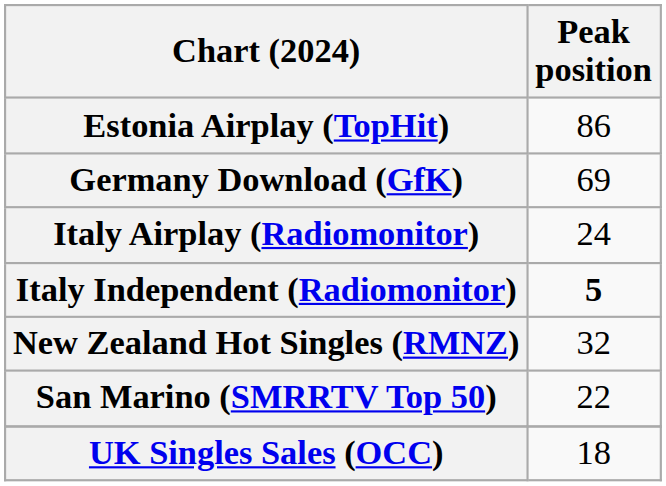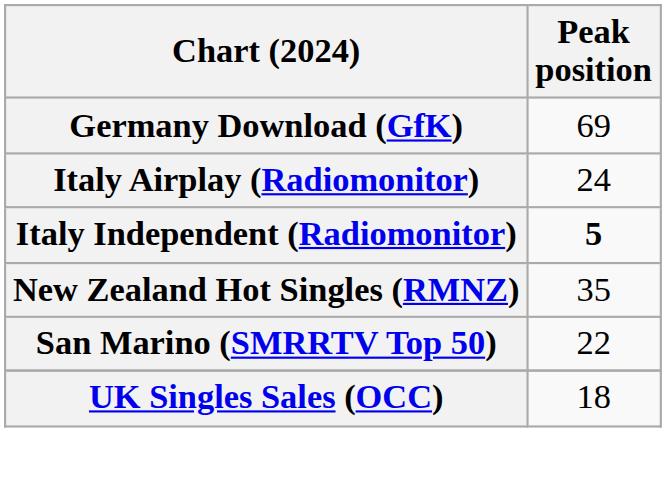- row: (266, 125)
(594, 343) 32 -> (594, 288) 35
